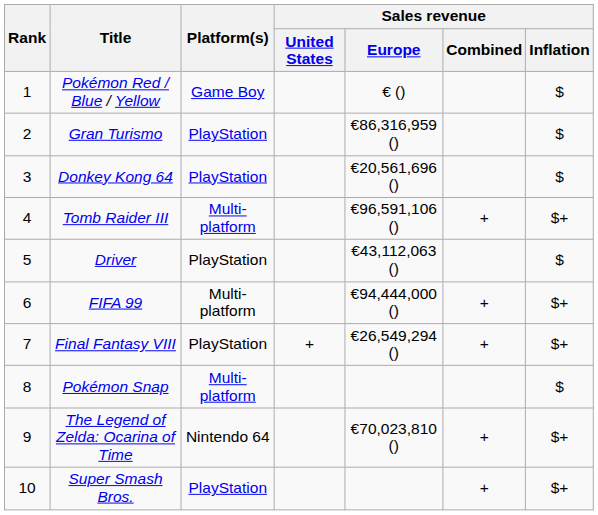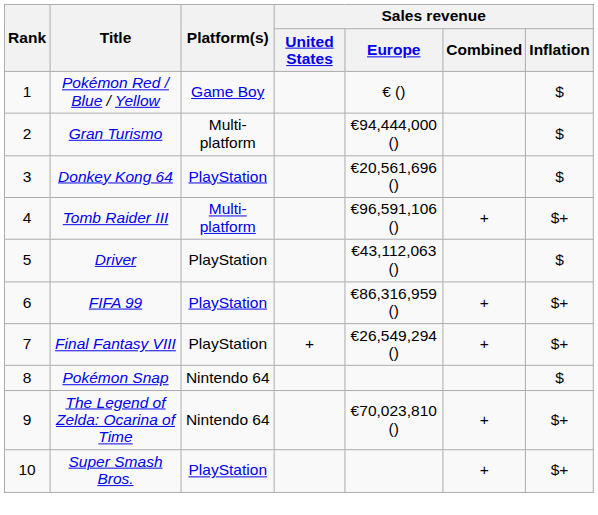(228, 134) PlayStation -> (228, 134) Multi-platform
(394, 134) €86,316,959 () -> (394, 134) €94,444,000 ()
(228, 302) Multi-platform -> (228, 302) PlayStation
(394, 302) €94,444,000 () -> (394, 302) €86,316,959 ()
(228, 386) Multi-platform -> (228, 378) Nintendo 64
